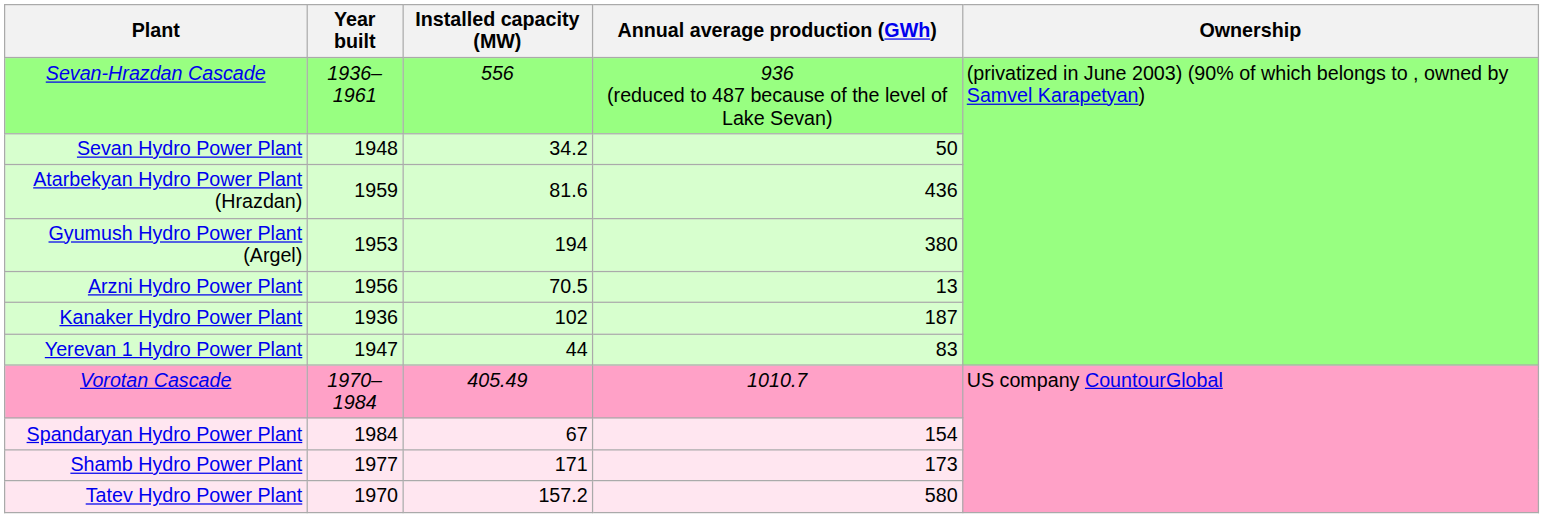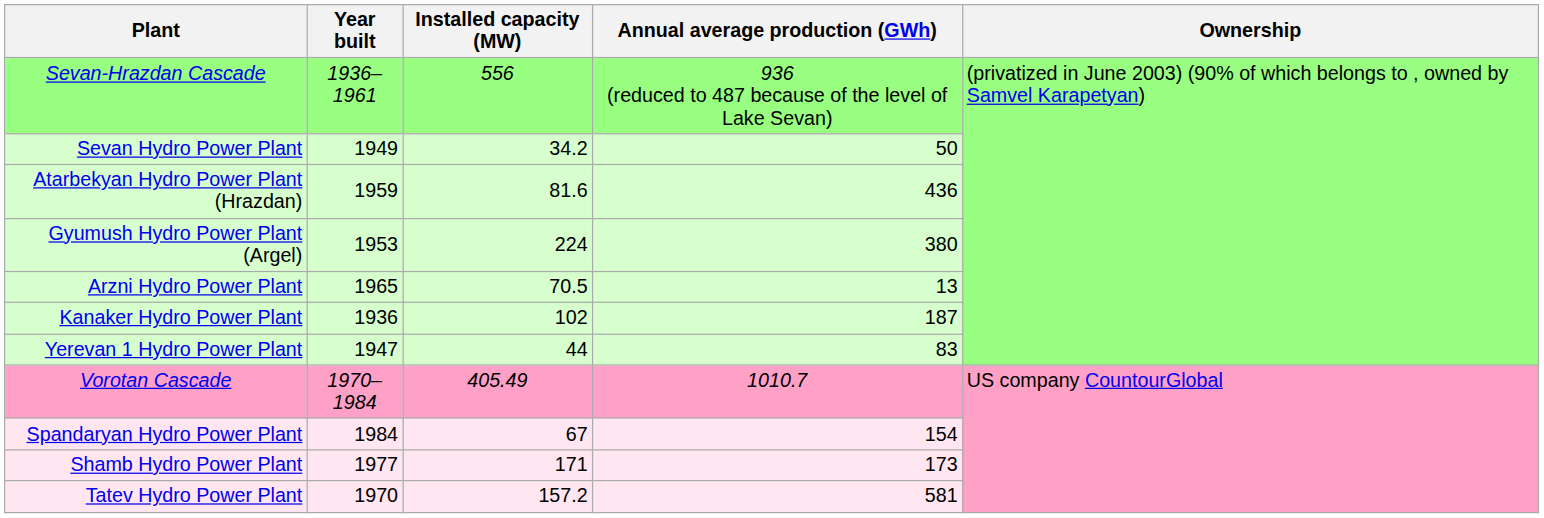(376, 148) 1948 -> (376, 148) 1949
(571, 244) 194 -> (571, 244) 224
(376, 286) 1956 -> (376, 286) 1965
(941, 496) 580 -> (941, 496) 581
